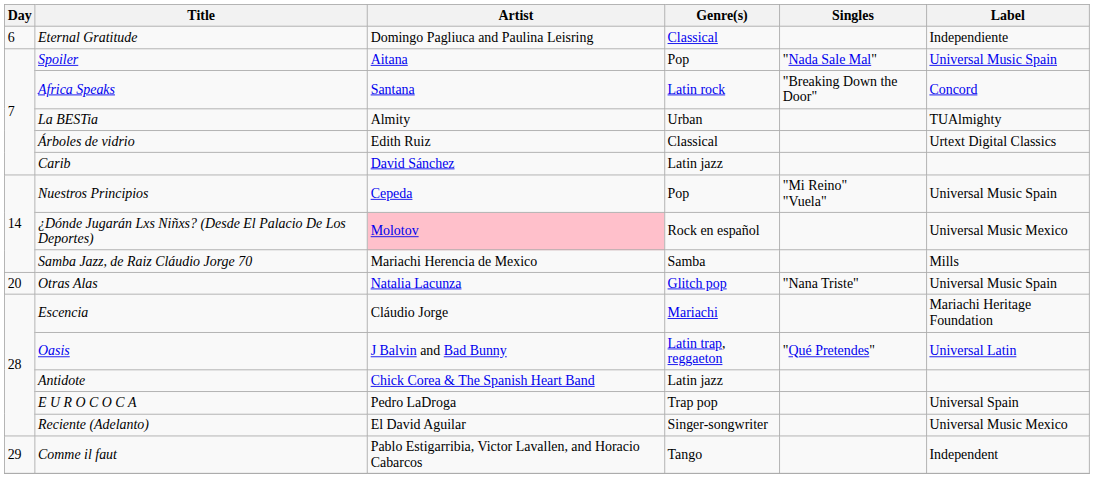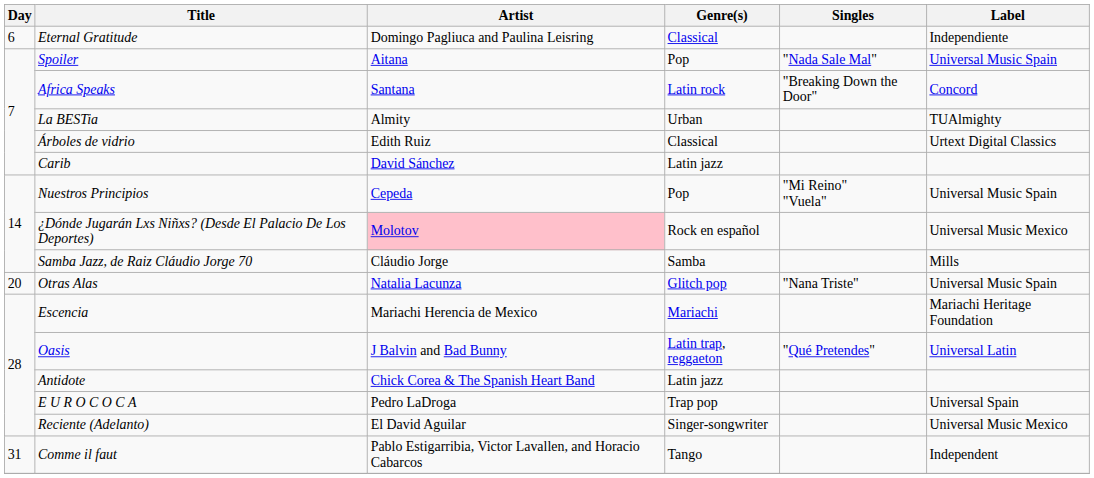(454, 261) Mariachi Herencia de Mexico -> (409, 261) Cláudio Jorge
(409, 313) Cláudio Jorge -> (454, 313) Mariachi Herencia de Mexico
(15, 454) 29 -> (15, 454) 31
